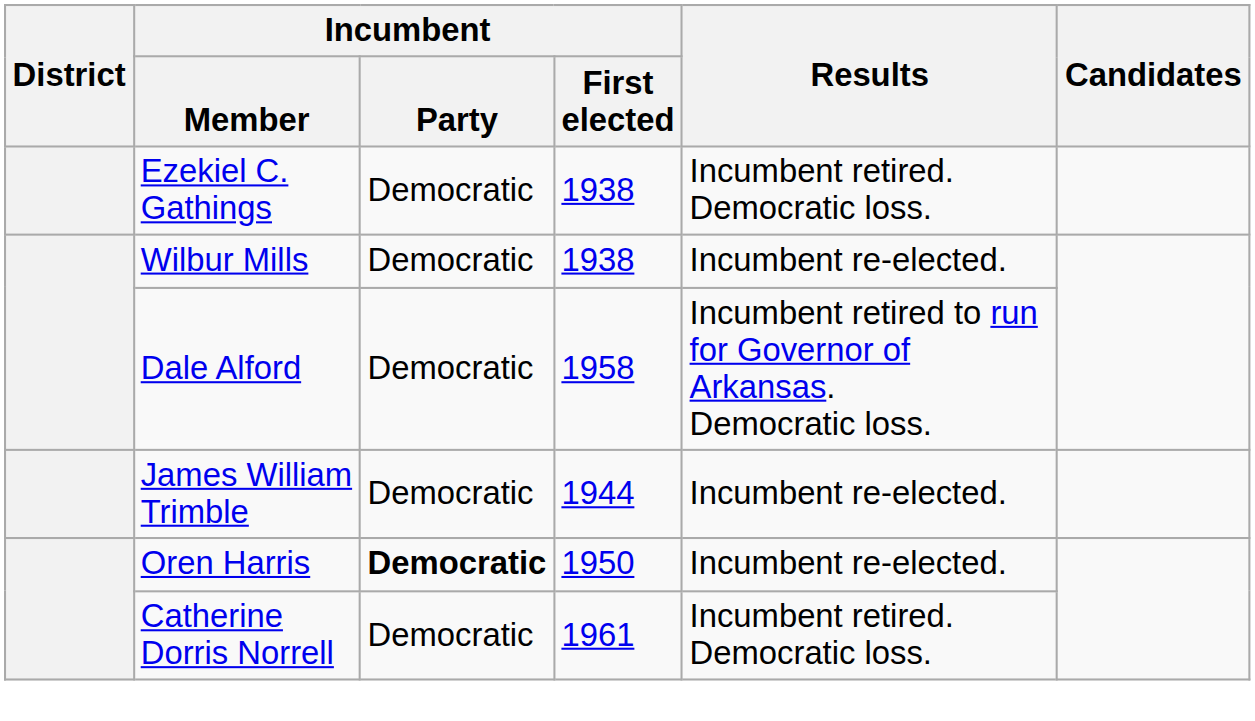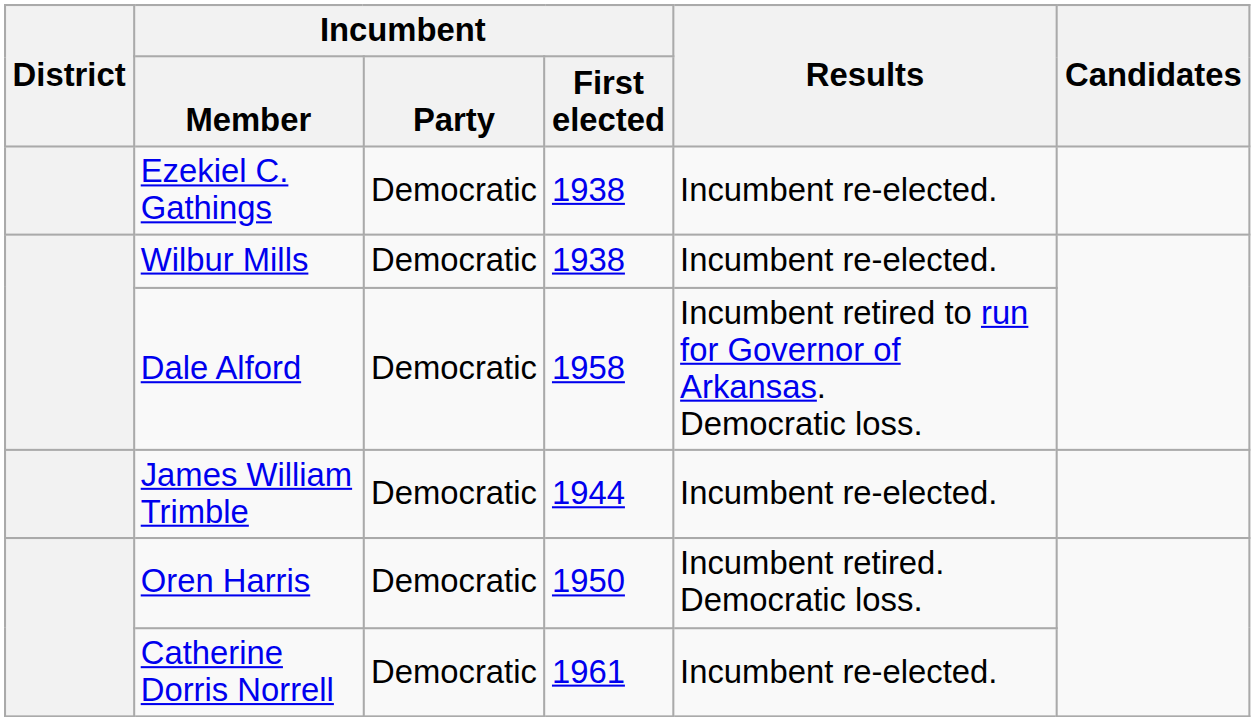(822, 189) Incumbent retired. Democratic loss. -> (839, 189) Incumbent re-elected.
(457, 564) bold -> (454, 582) normal
(848, 564) Incumbent re-elected. -> (812, 582) Incumbent retired. Democratic loss.
(822, 634) Incumbent retired. Democratic loss. -> (839, 671) Incumbent re-elected.
